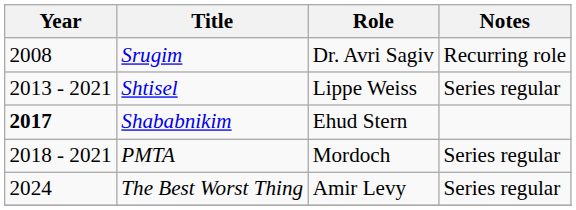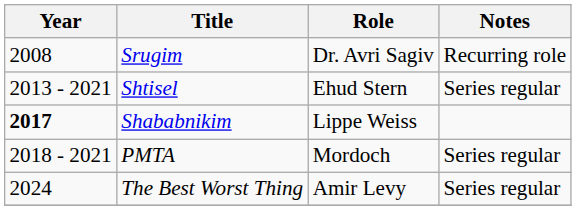(365, 88) Lippe Weiss -> (360, 88) Ehud Stern
(360, 121) Ehud Stern -> (365, 121) Lippe Weiss
